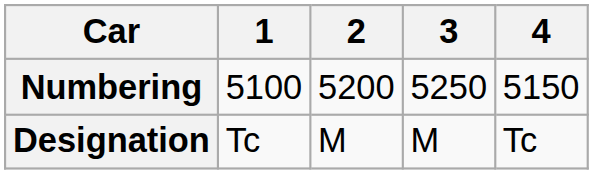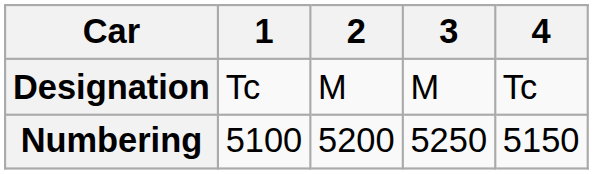rows swapped: (111, 140) <-> (111, 86)
